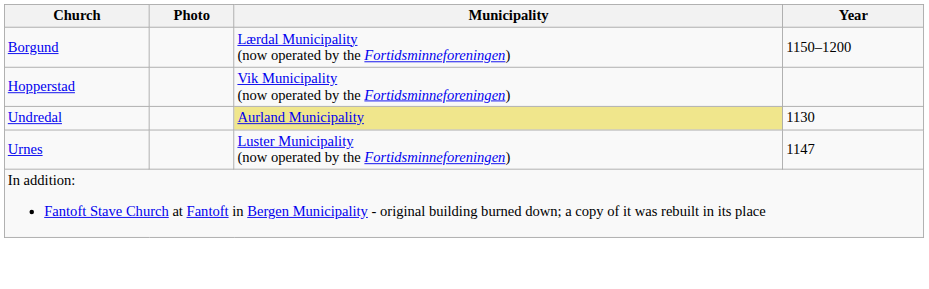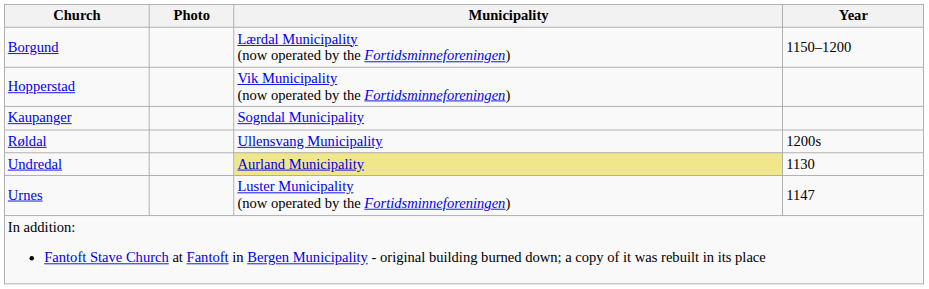+ row: (40, 118)
+ row: (27, 141)
